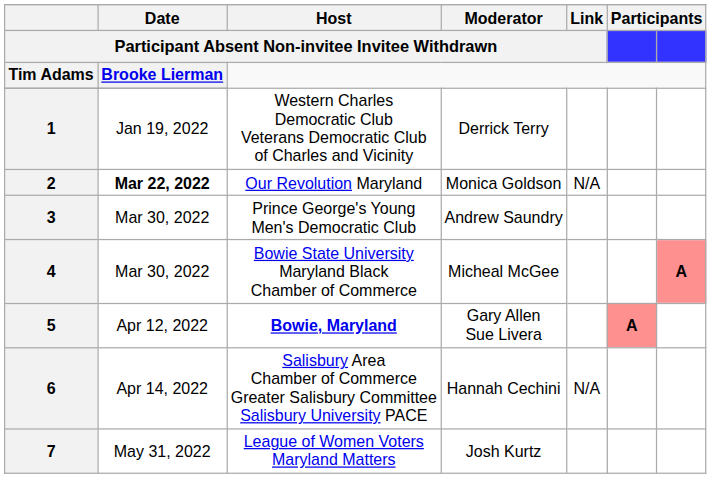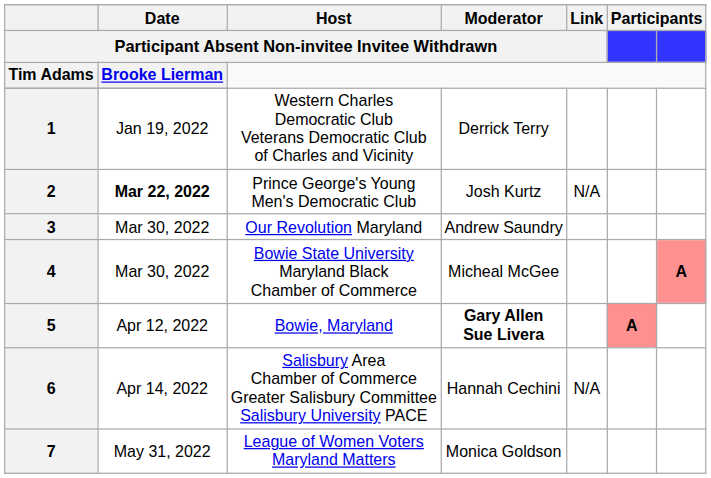(334, 182) Our Revolution Maryland -> (334, 192) Prince George's Young Men's Democratic Club
(504, 182) Monica Goldson -> (504, 192) Josh Kurtz
(334, 218) Prince George's Young Men's Democratic Club -> (334, 227) Our Revolution Maryland
(334, 325) bold -> (334, 325) normal
(504, 325) normal -> (504, 325) bold
(504, 451) Josh Kurtz -> (504, 451) Monica Goldson
